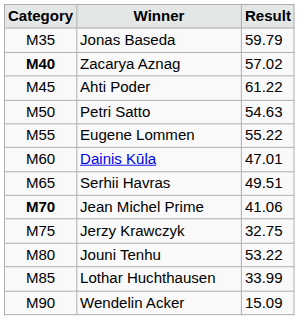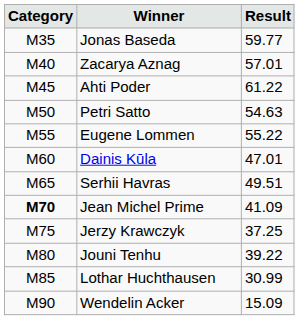(264, 40) 59.79 -> (264, 40) 59.77
(41, 64) bold -> (41, 64) normal
(264, 64) 57.02 -> (264, 64) 57.01
(264, 207) 41.06 -> (264, 207) 41.09
(264, 231) 32.75 -> (264, 231) 37.25
(264, 254) 53.22 -> (264, 254) 39.22
(264, 278) 33.99 -> (264, 278) 30.99
